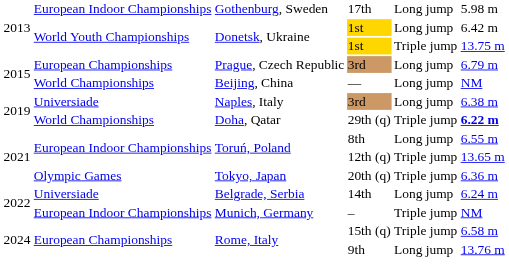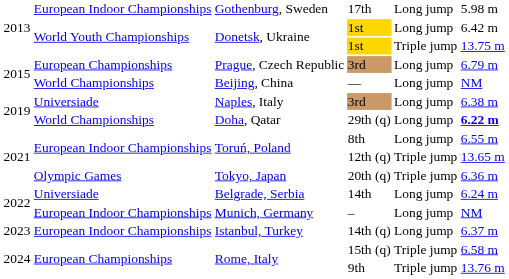(426, 120) Triple jump -> (424, 120) Long jump
(426, 212) Triple jump -> (424, 212) Long jump
+ row: (259, 230)
(424, 249) Long jump -> (426, 267) Triple jump
